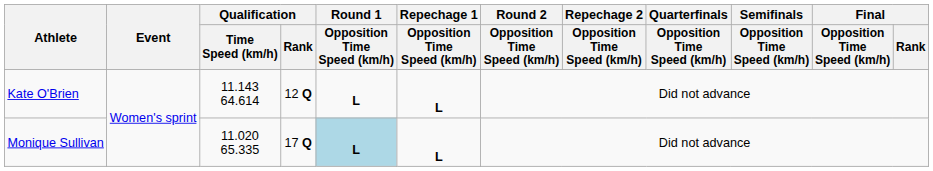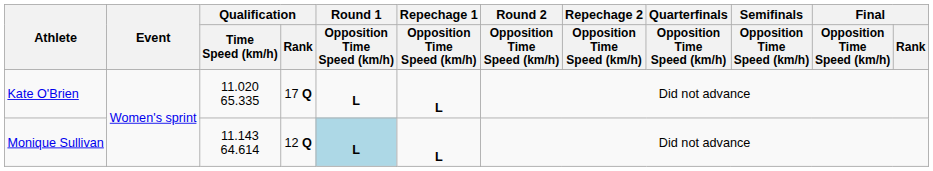(240, 94) 11.143 64.614 -> (240, 94) 11.020 65.335
(298, 94) 12 Q -> (298, 94) 17 Q
(240, 142) 11.020 65.335 -> (240, 142) 11.143 64.614
(298, 142) 17 Q -> (298, 142) 12 Q
